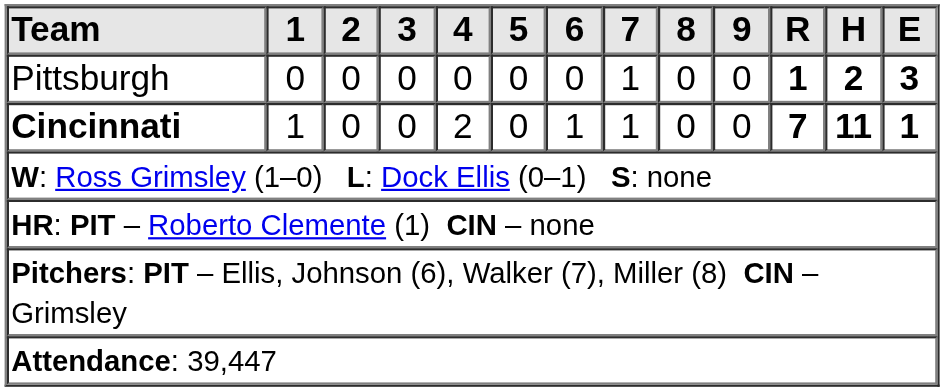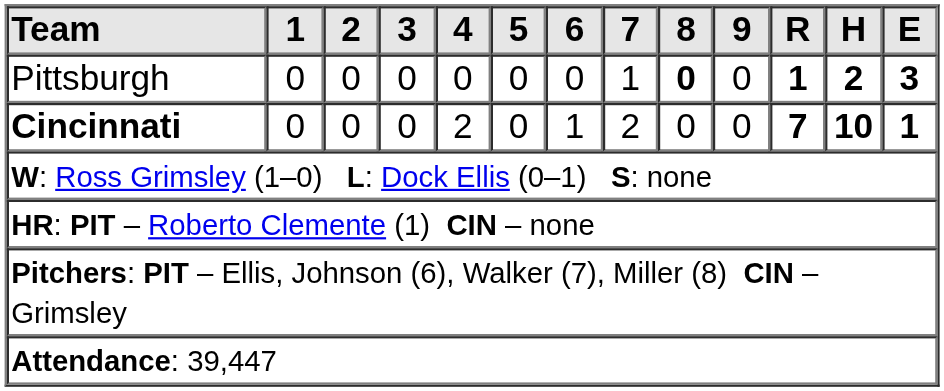(686, 78) normal -> (686, 78) bold
(295, 126) 1 -> (295, 126) 0
(630, 126) 1 -> (630, 126) 2
(854, 126) 11 -> (854, 126) 10
